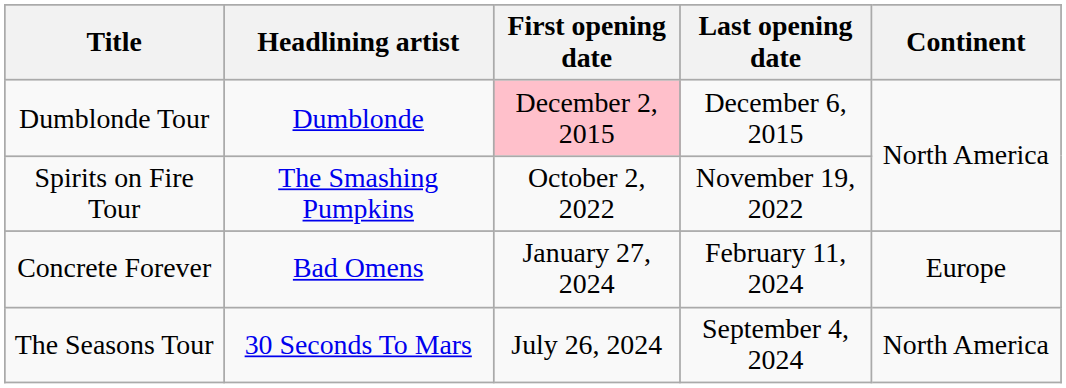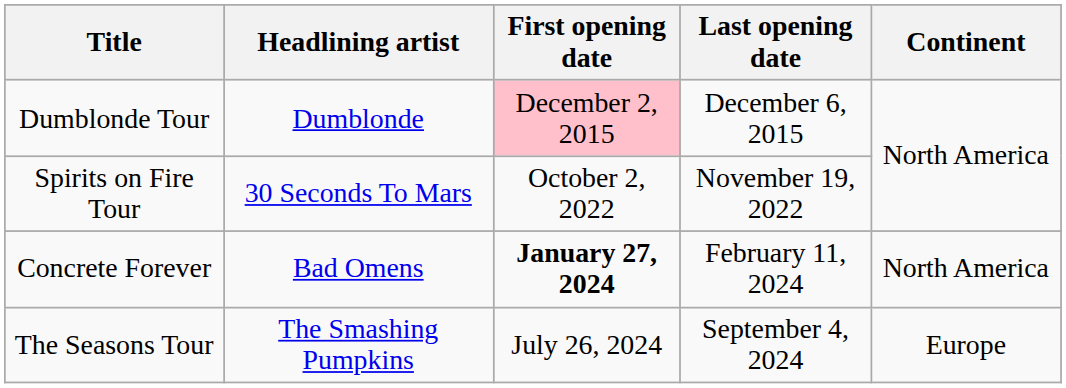(358, 193) The Smashing Pumpkins -> (358, 193) 30 Seconds To Mars
(587, 268) normal -> (587, 268) bold
(966, 268) Europe -> (966, 268) North America
(358, 344) 30 Seconds To Mars -> (358, 344) The Smashing Pumpkins
(966, 344) North America -> (966, 344) Europe
